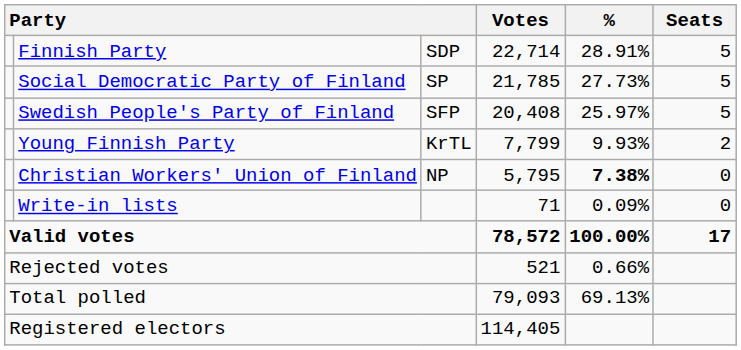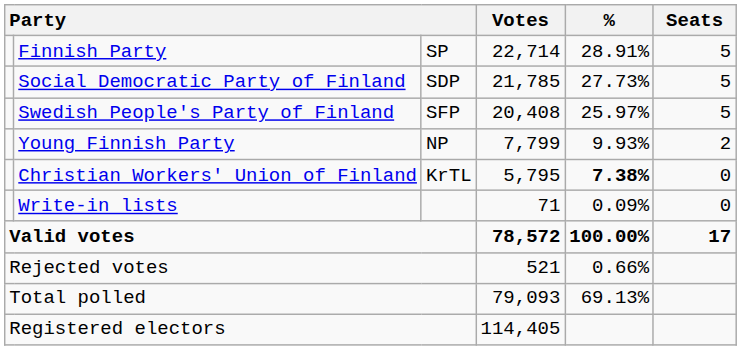(443, 51) SDP -> (437, 51) SP
(437, 82) SP -> (443, 82) SDP
(449, 144) KrTL -> (437, 144) NP
(437, 175) NP -> (449, 175) KrTL
